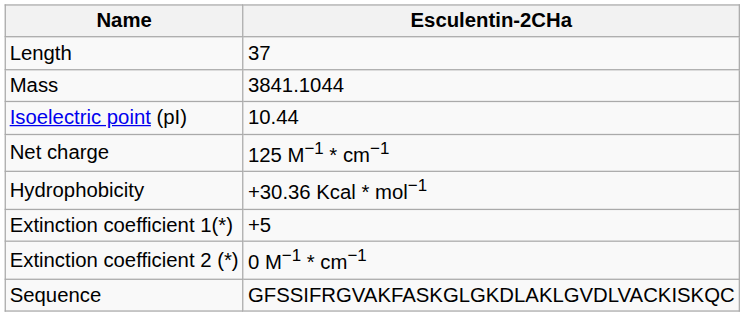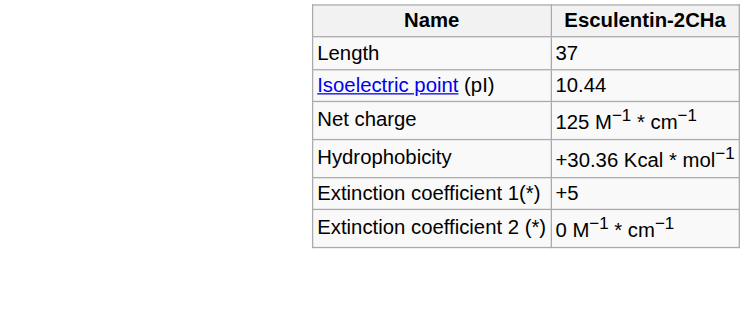- row: (34, 85)
- row: (55, 295)
